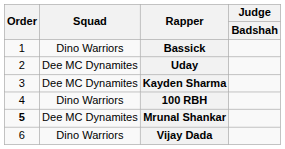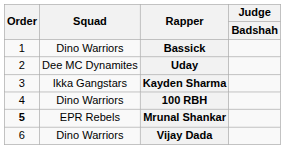(90, 83) Dee MC Dynamites -> (90, 83) Ikka Gangstars
(90, 118) Dee MC Dynamites -> (90, 118) EPR Rebels
